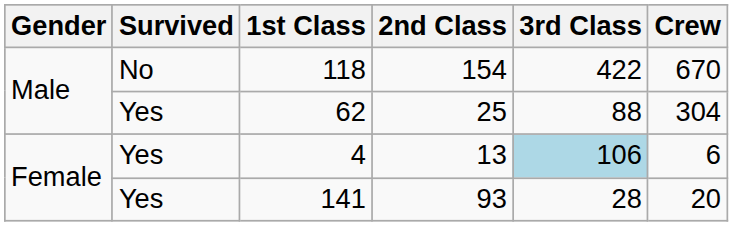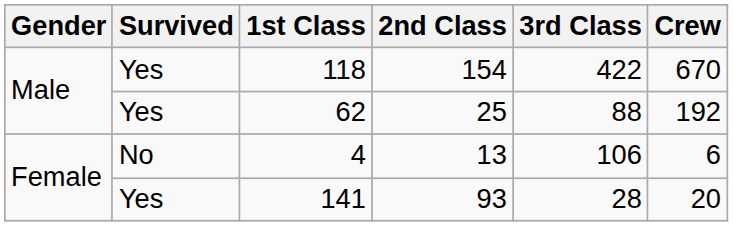(136, 69) No -> (141, 69) Yes
(698, 112) 304 -> (698, 112) 192
(141, 155) Yes -> (136, 155) No
(619, 155) lightblue background -> (619, 155) no background
